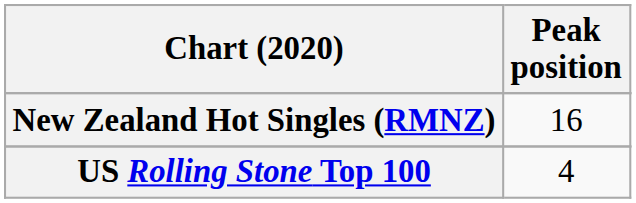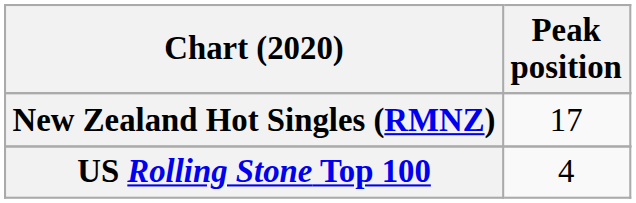(566, 119) 16 -> (566, 119) 17
